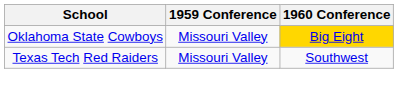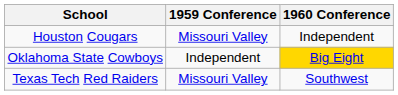+ row: (85, 36)
(223, 36) Missouri Valley -> (223, 57) Independent
